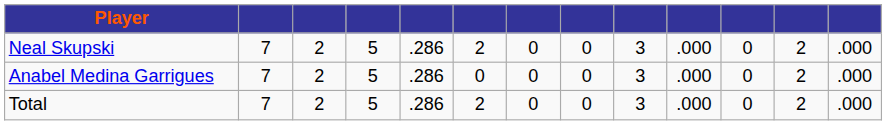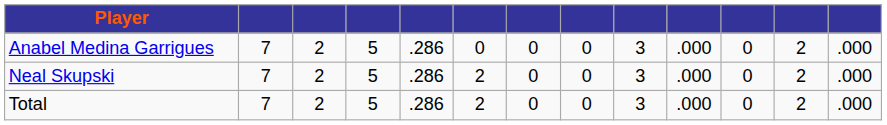rows swapped: (111, 76) <-> (61, 47)
